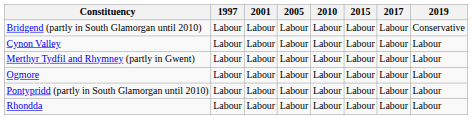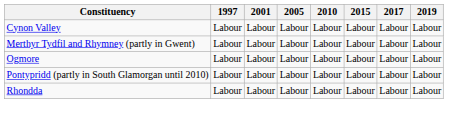- row: (104, 28)
